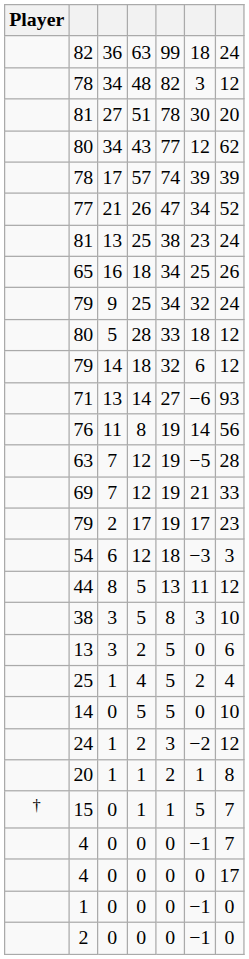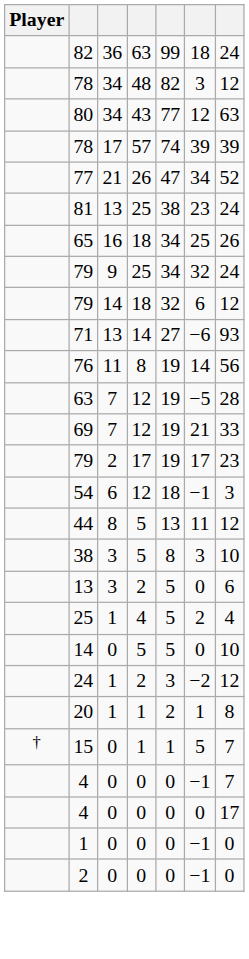- row: (83, 114)
(230, 146) 62 -> (230, 114) 63
- row: (83, 334)
(200, 555) −3 -> (200, 492) −1
